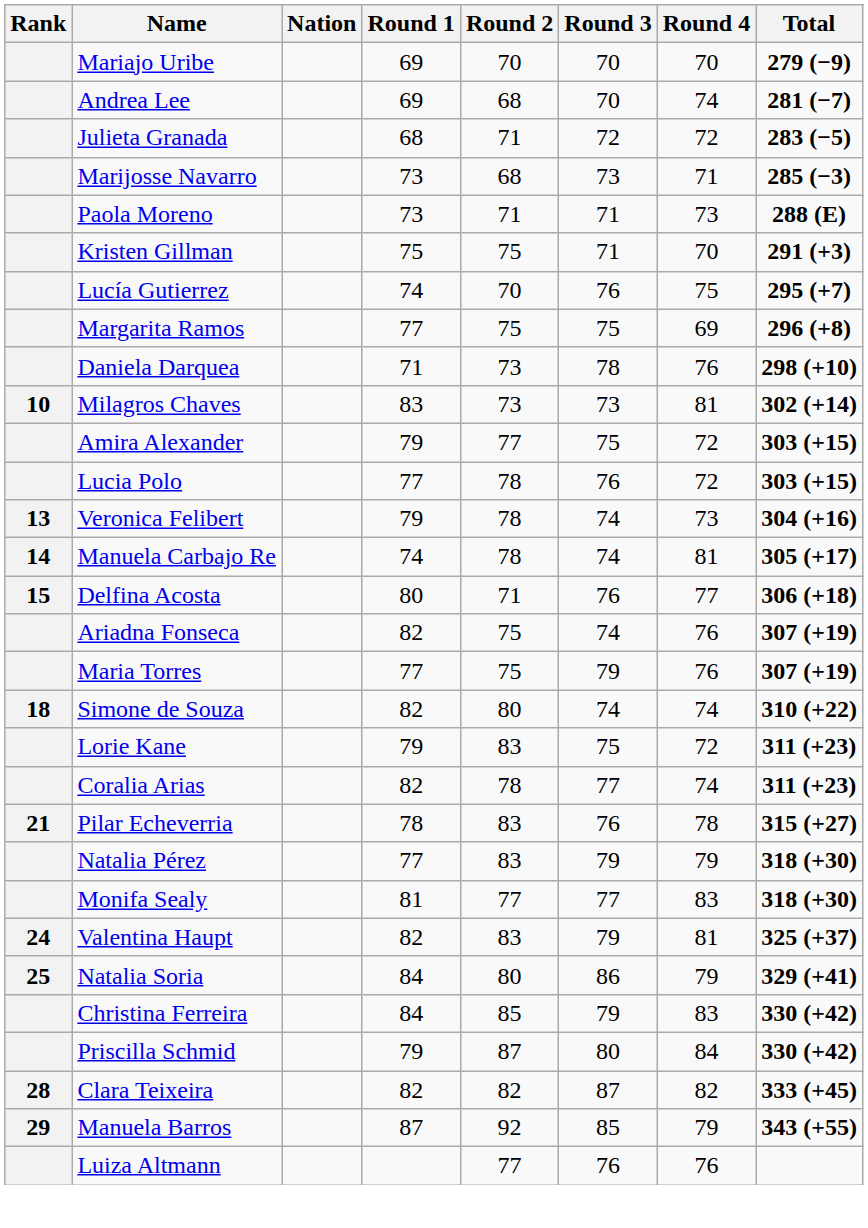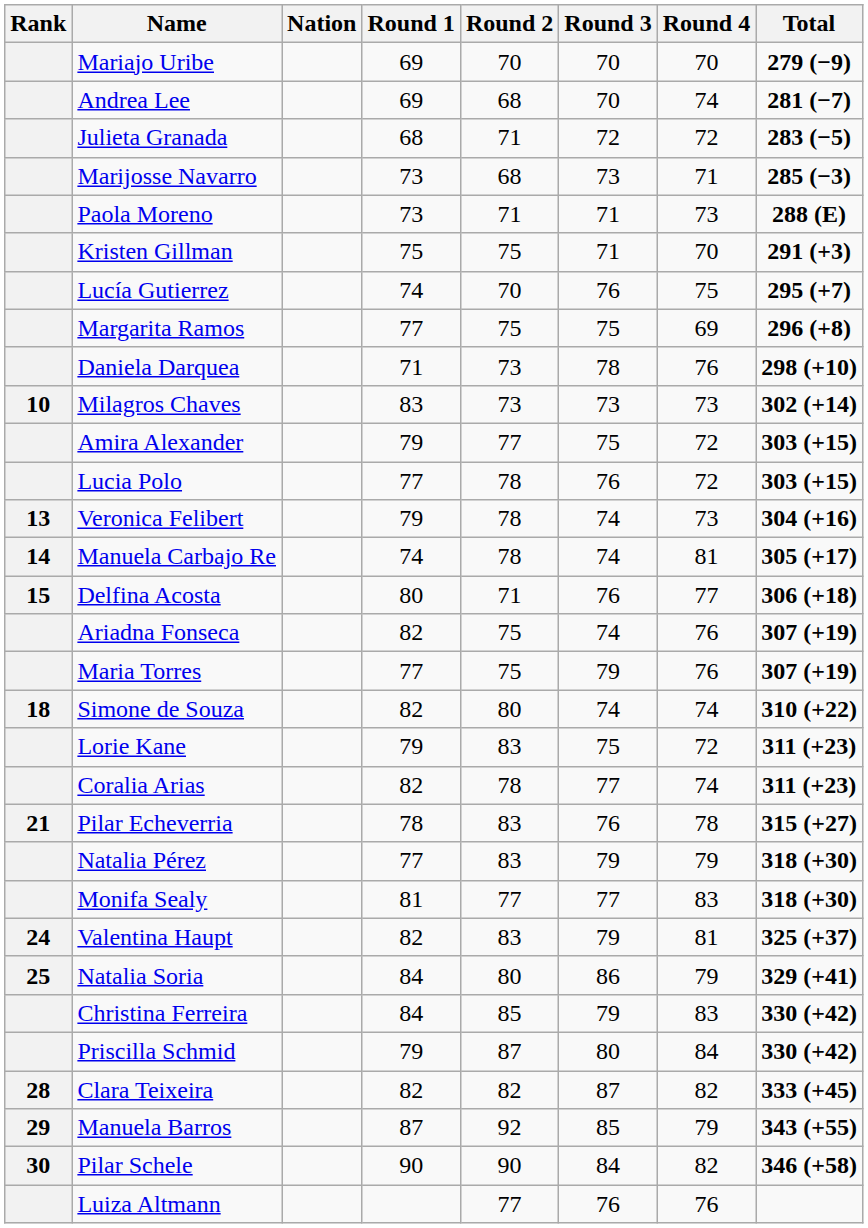(706, 404) 81 -> (706, 404) 73
+ row: (135, 1165)
